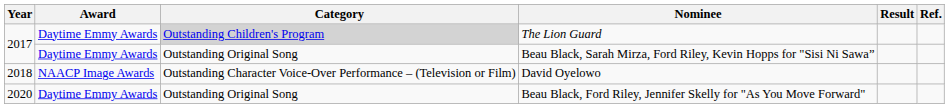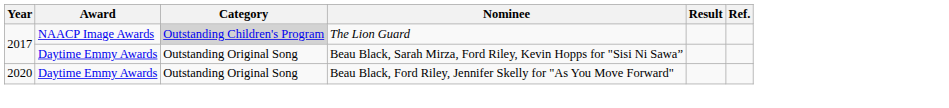(98, 34) Daytime Emmy Awards -> (96, 34) NAACP Image Awards
- row: (561, 73)
